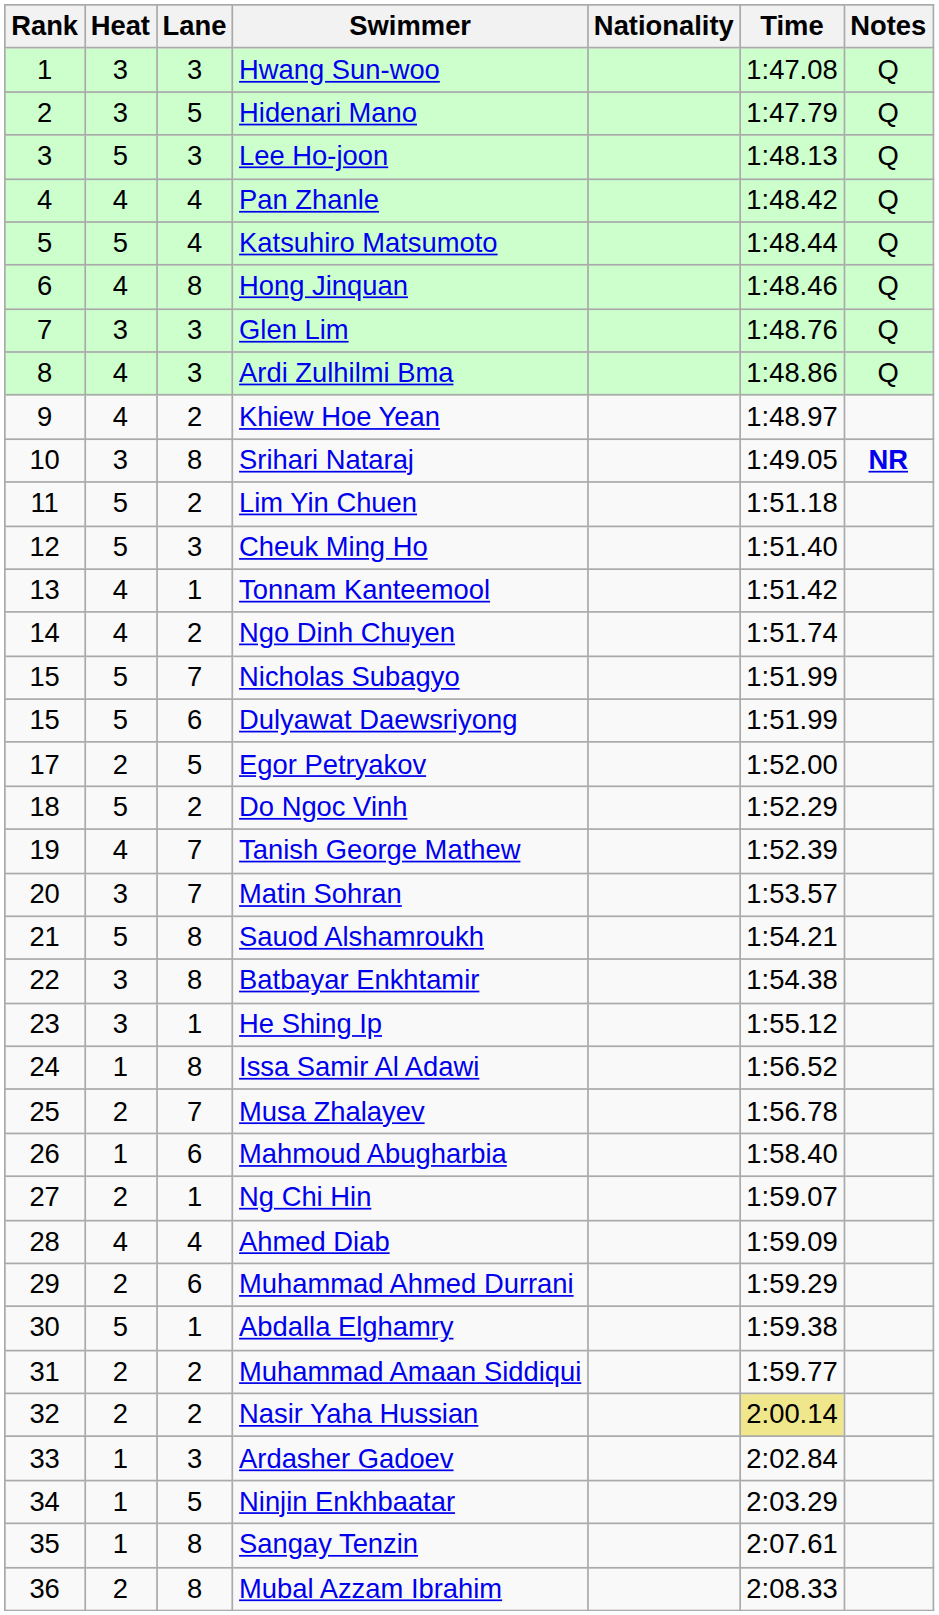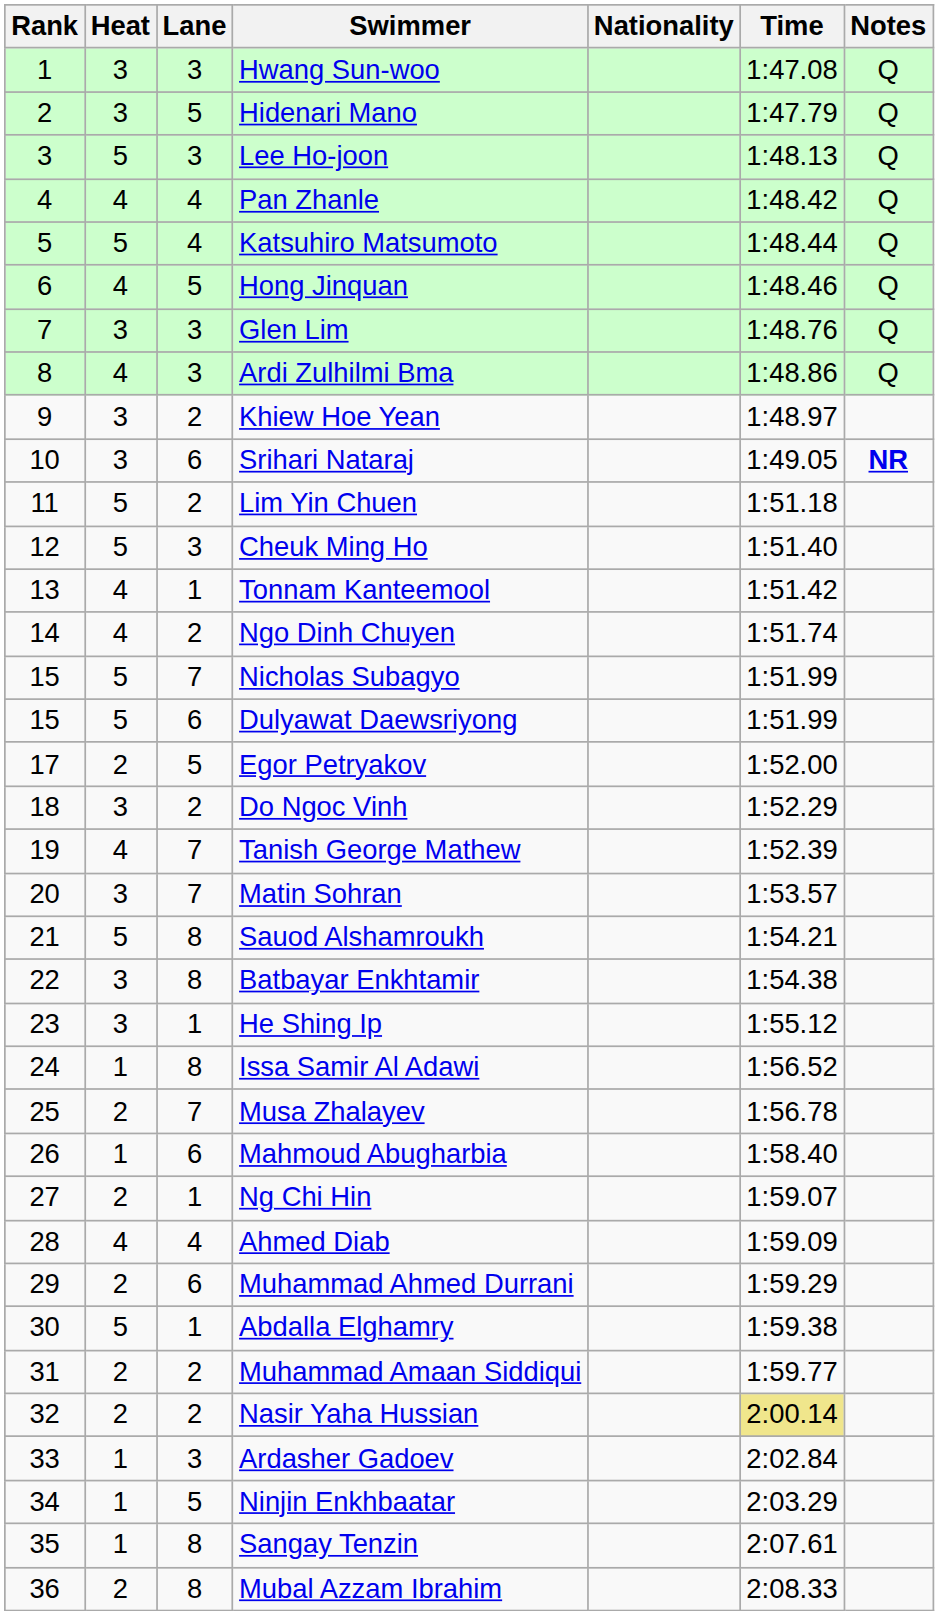(195, 286) 8 -> (195, 286) 5
(120, 416) 4 -> (120, 416) 3
(195, 460) 8 -> (195, 460) 6
(120, 807) 5 -> (120, 807) 3
